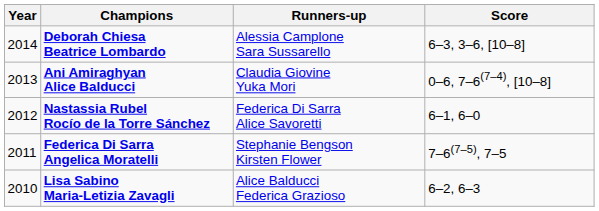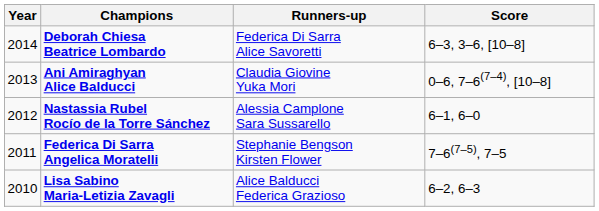(290, 44) Alessia Camplone Sara Sussarello -> (288, 44) Federica Di Sarra Alice Savoretti
(288, 116) Federica Di Sarra Alice Savoretti -> (290, 116) Alessia Camplone Sara Sussarello
